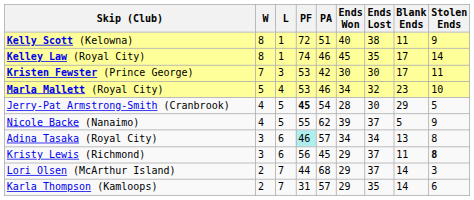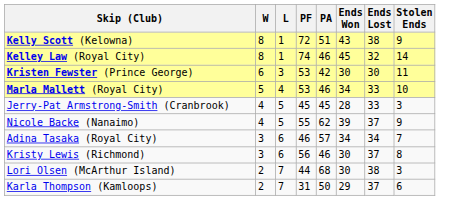- column: (411, 18)
(345, 40) 40 -> (345, 40) 43
(373, 57) 35 -> (373, 57) 32
(261, 73) 7 -> (261, 73) 6
(373, 89) 32 -> (373, 89) 33
(304, 106) bold -> (304, 106) normal
(324, 106) 54 -> (324, 106) 45
(373, 106) 30 -> (373, 106) 33
(434, 106) 5 -> (399, 106) 3
(304, 138) paleturquoise background -> (304, 138) no background
(434, 138) 8 -> (399, 138) 7
(324, 155) 45 -> (324, 155) 46
(345, 155) 29 -> (345, 155) 30
(434, 155) bold -> (399, 155) normal
(345, 171) 29 -> (345, 171) 30
(373, 171) 37 -> (373, 171) 38
(324, 187) 57 -> (324, 187) 50
(373, 187) 35 -> (373, 187) 37
